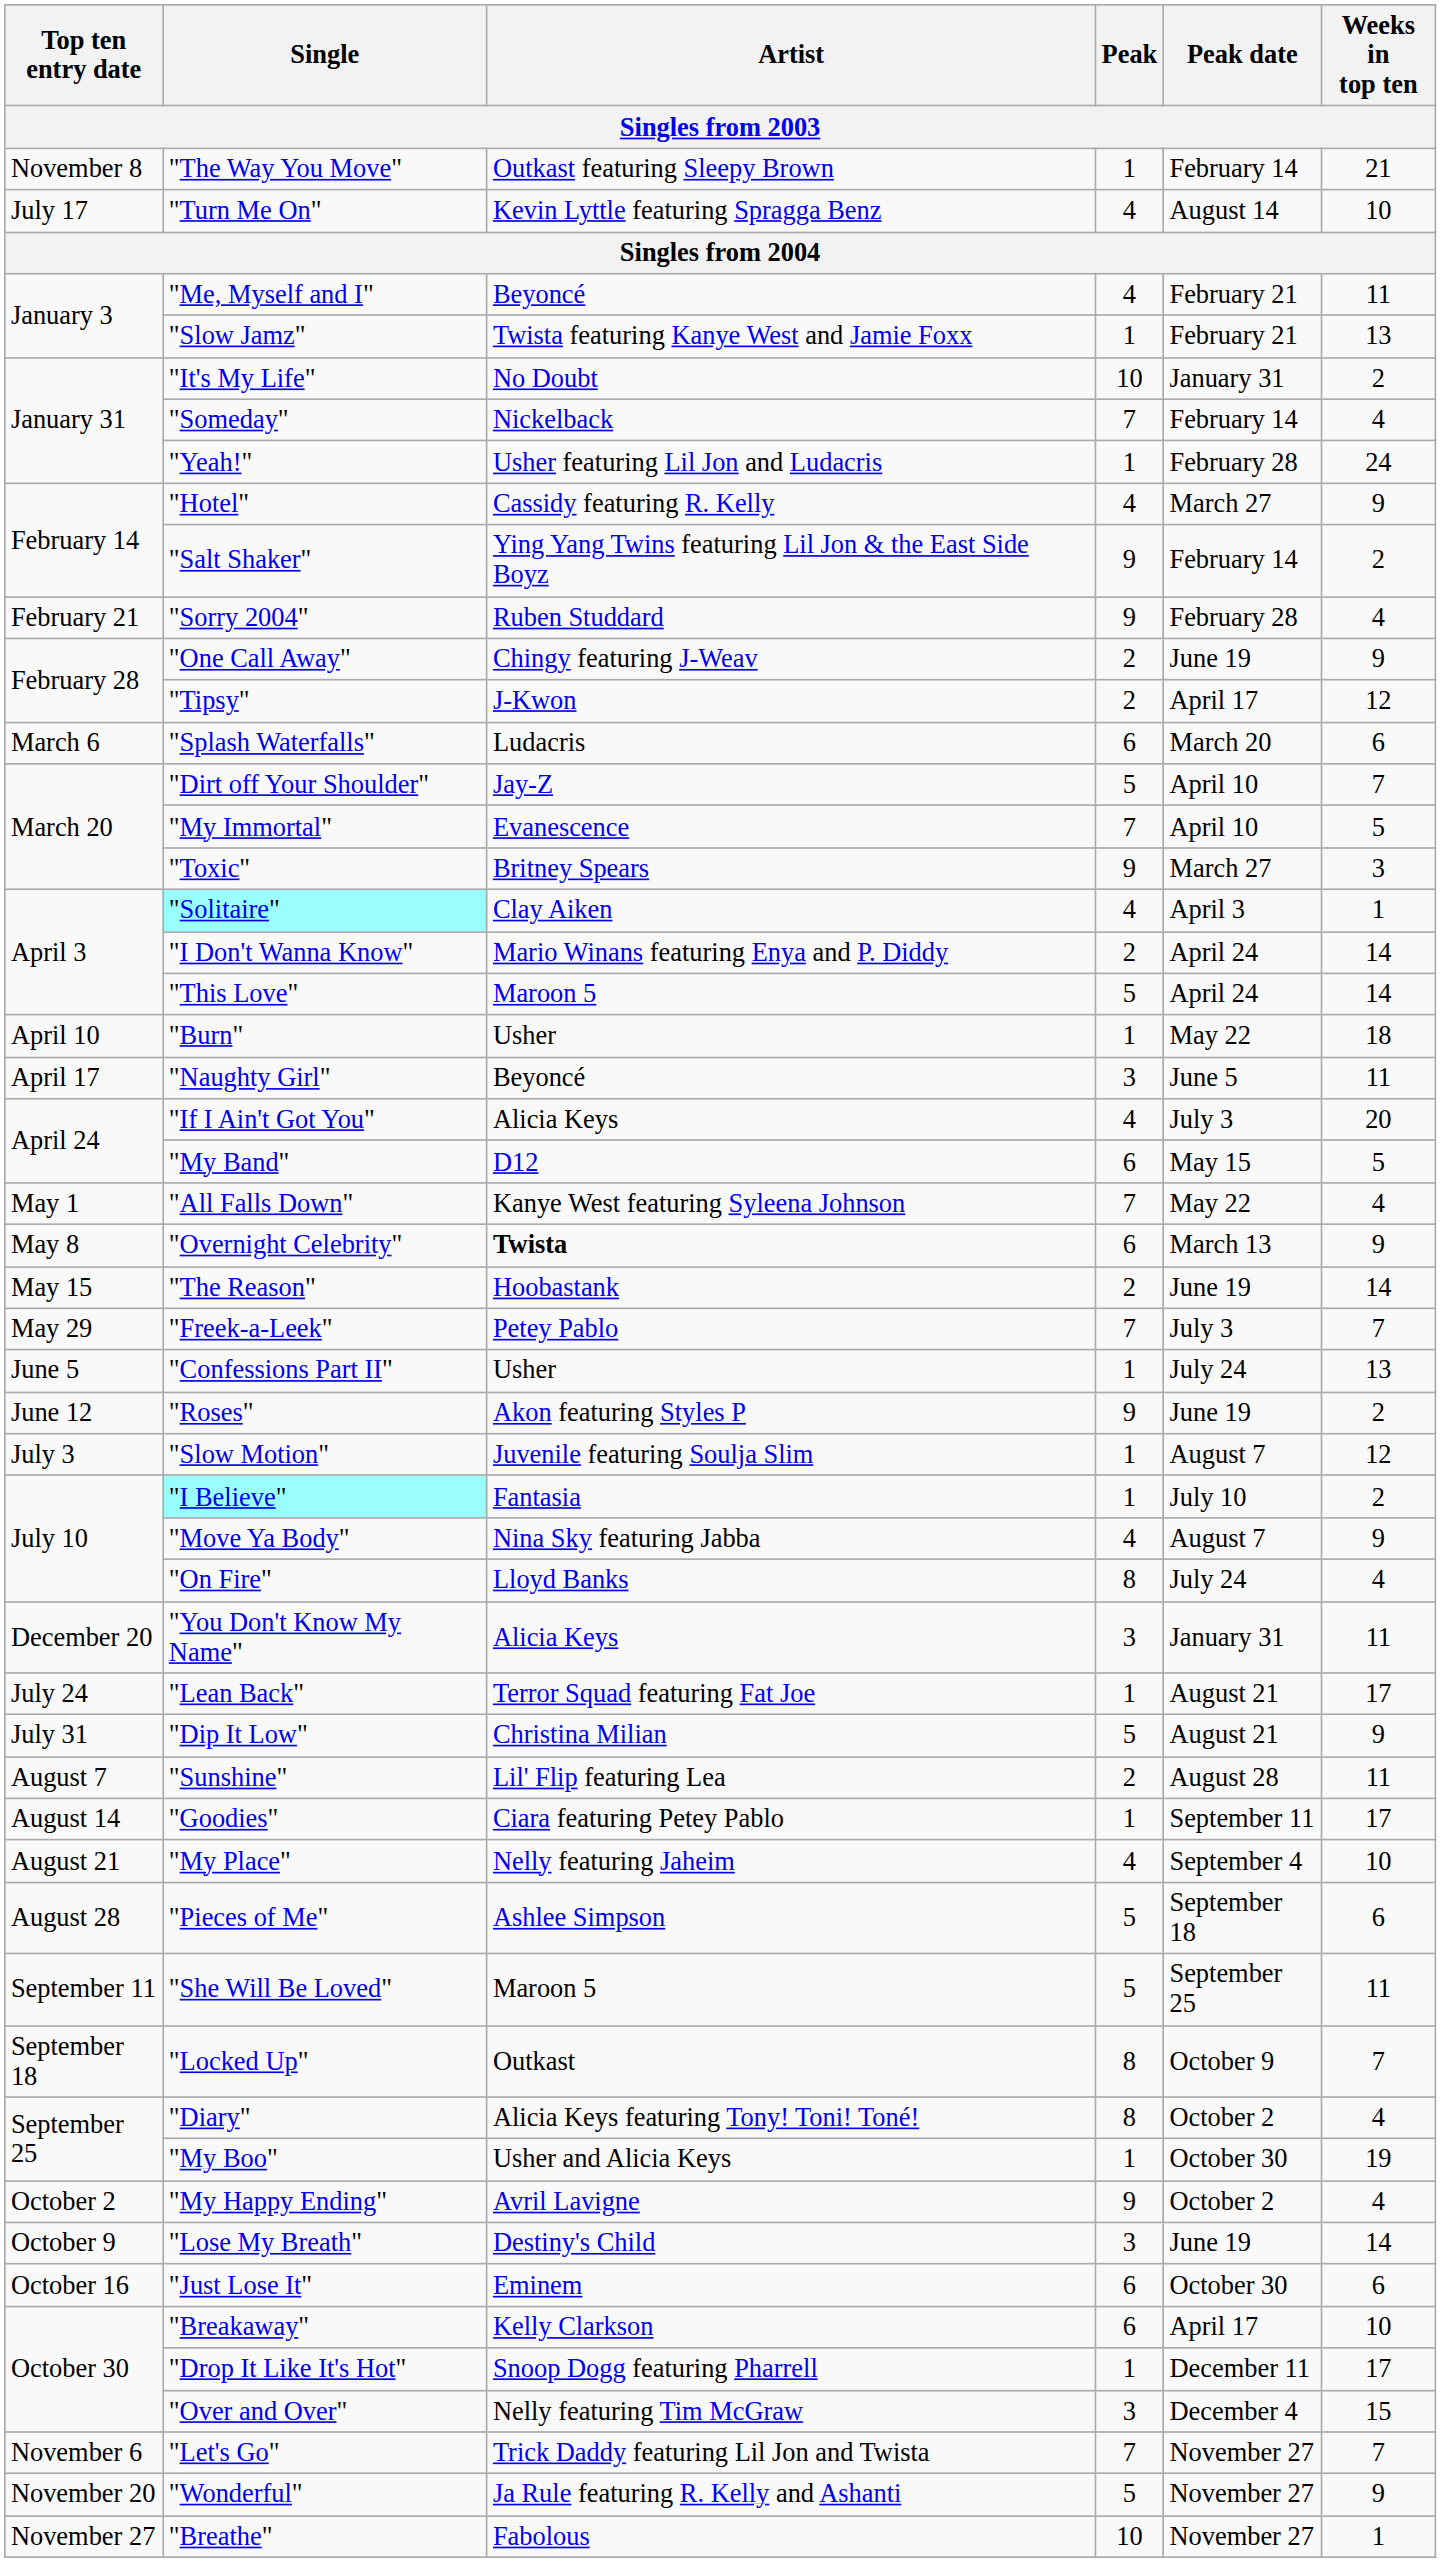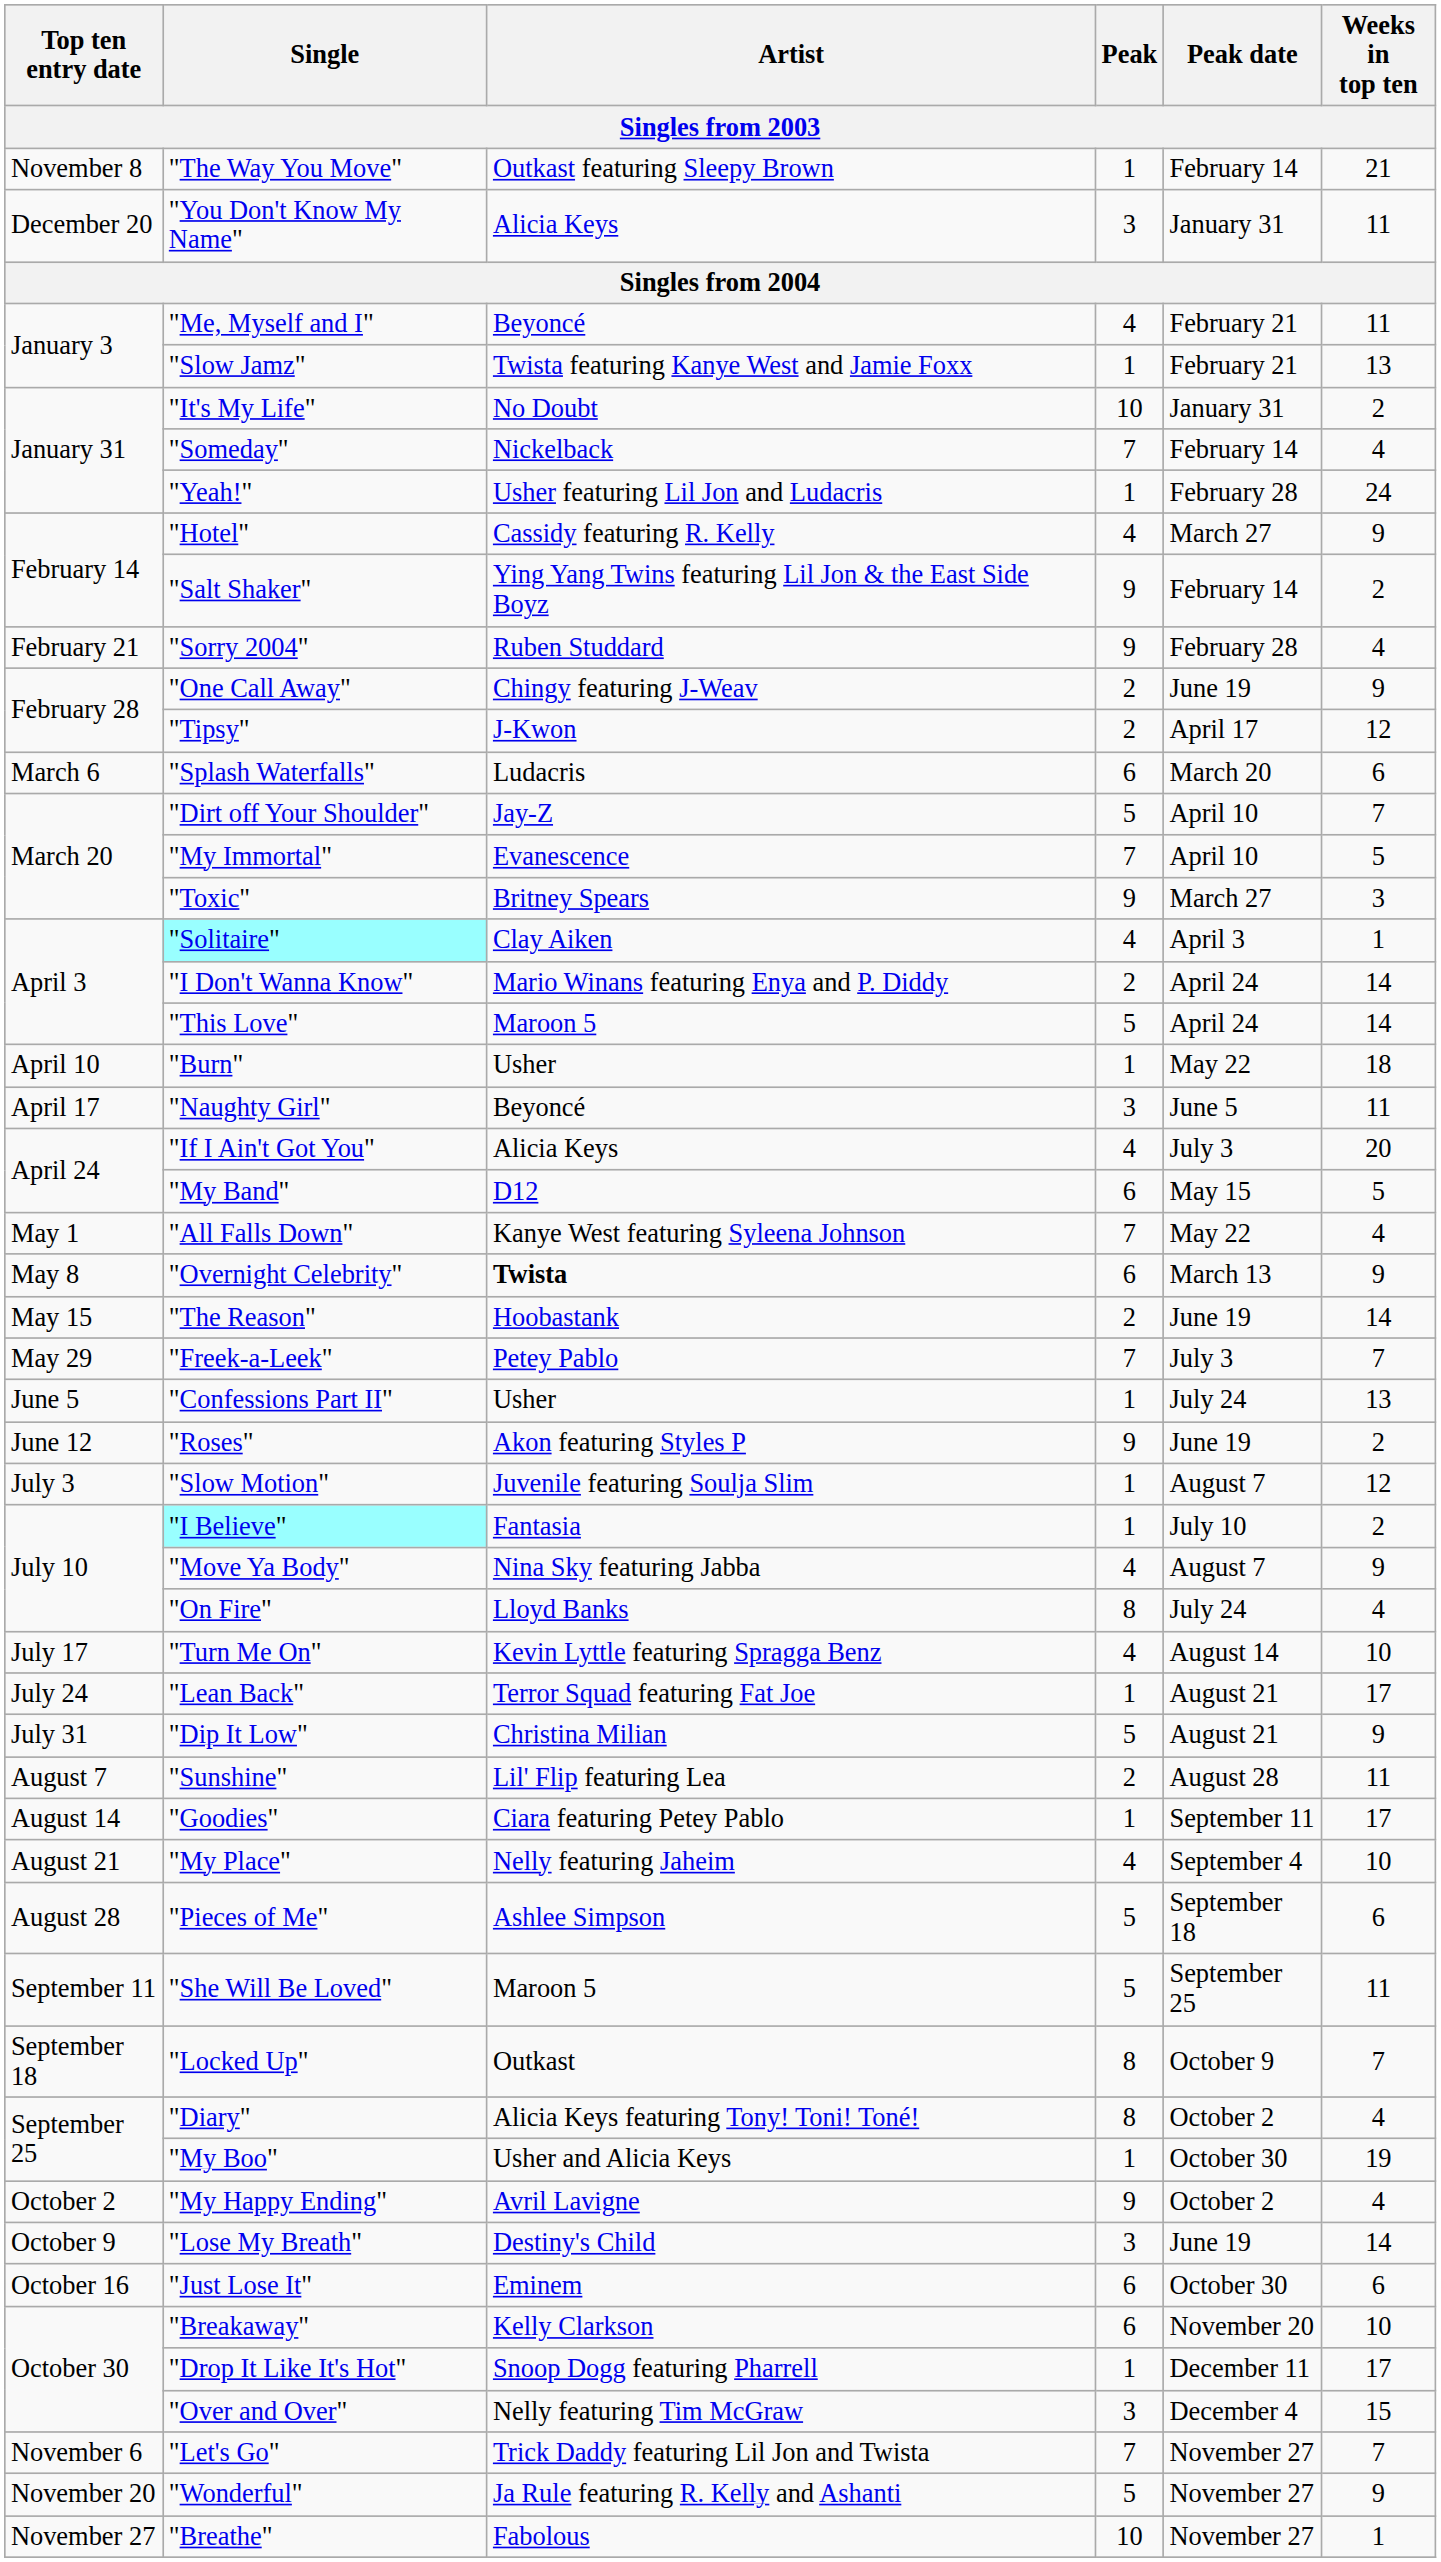rows swapped: (285, 1636) <-> (245, 210)
(1214, 2326) April 17 -> (1242, 2326) November 20
